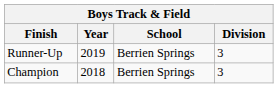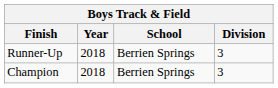(93, 53) 2019 -> (93, 53) 2018
